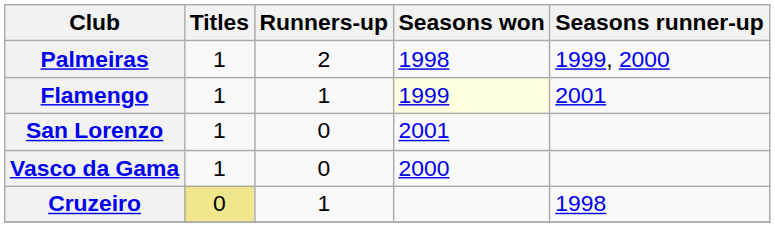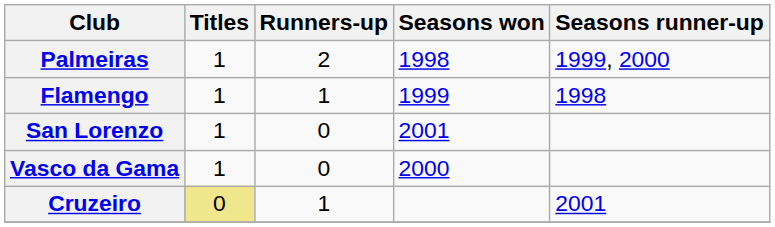(424, 95) lightyellow background -> (424, 95) no background
(581, 95) 2001 -> (581, 95) 1998
(581, 204) 1998 -> (581, 204) 2001
